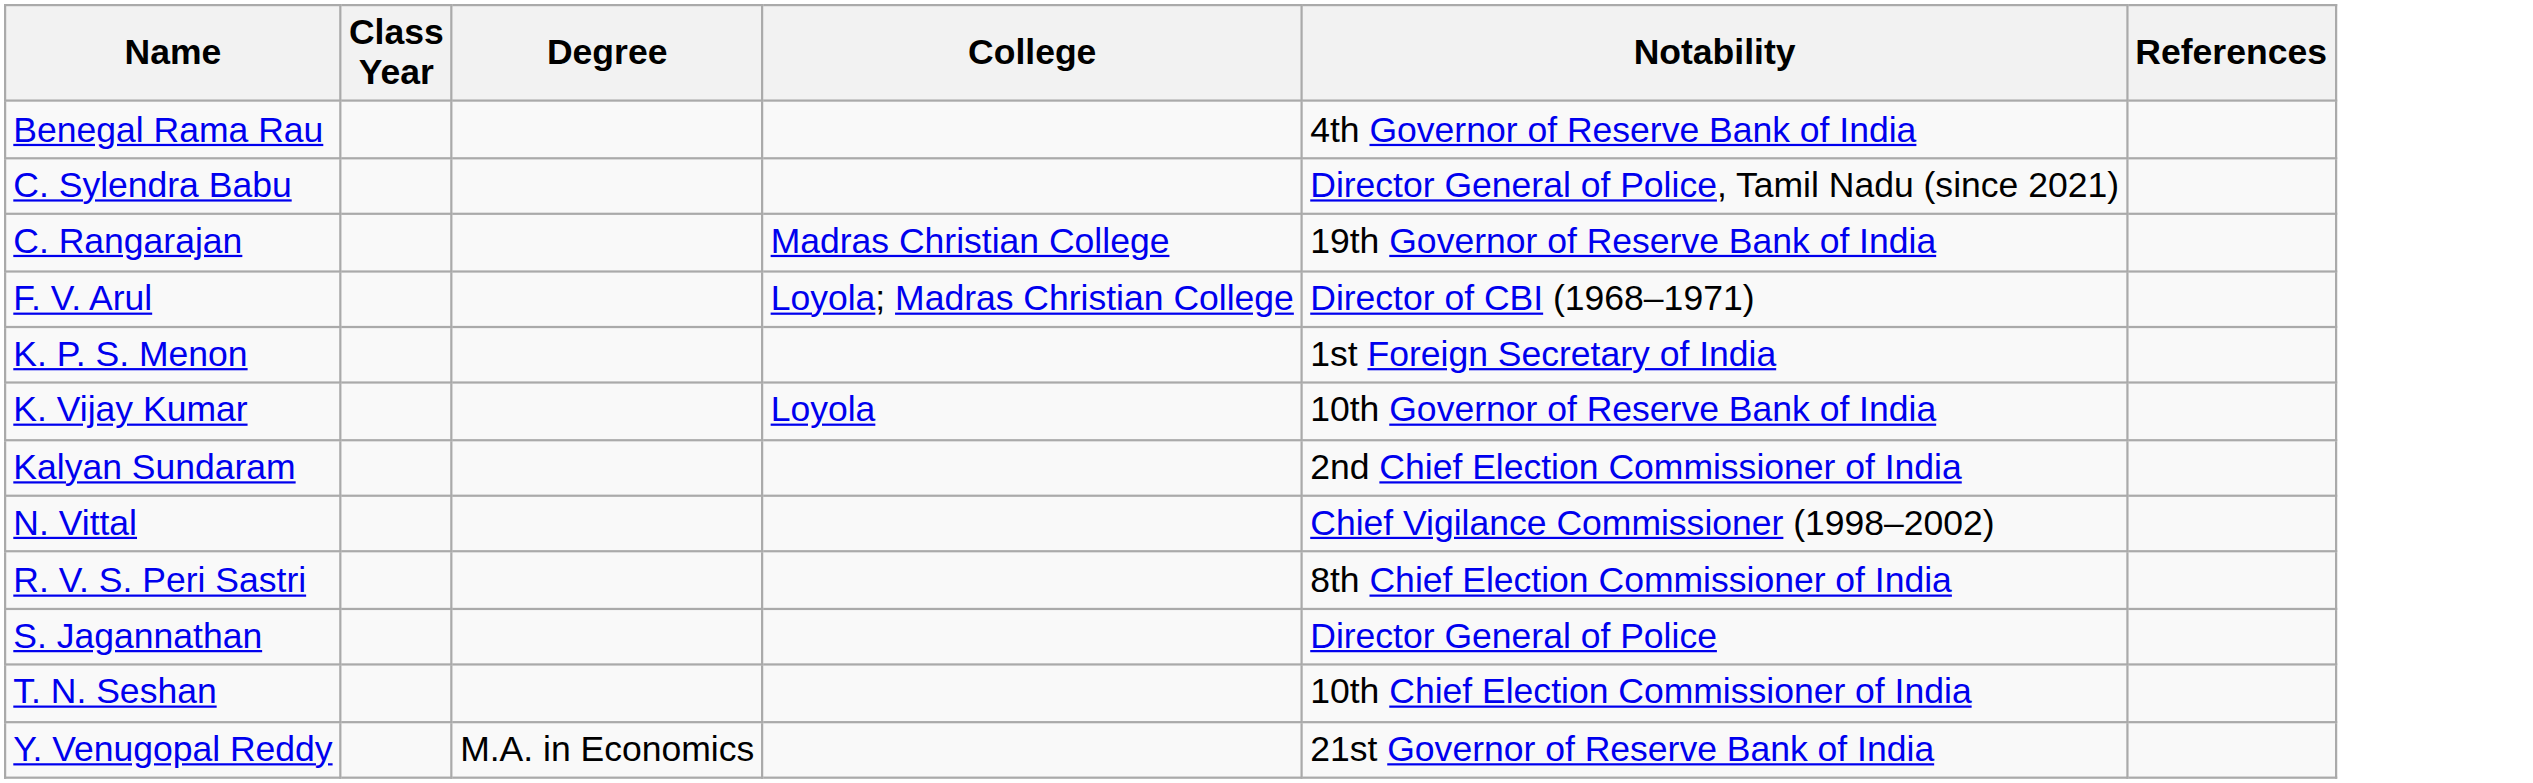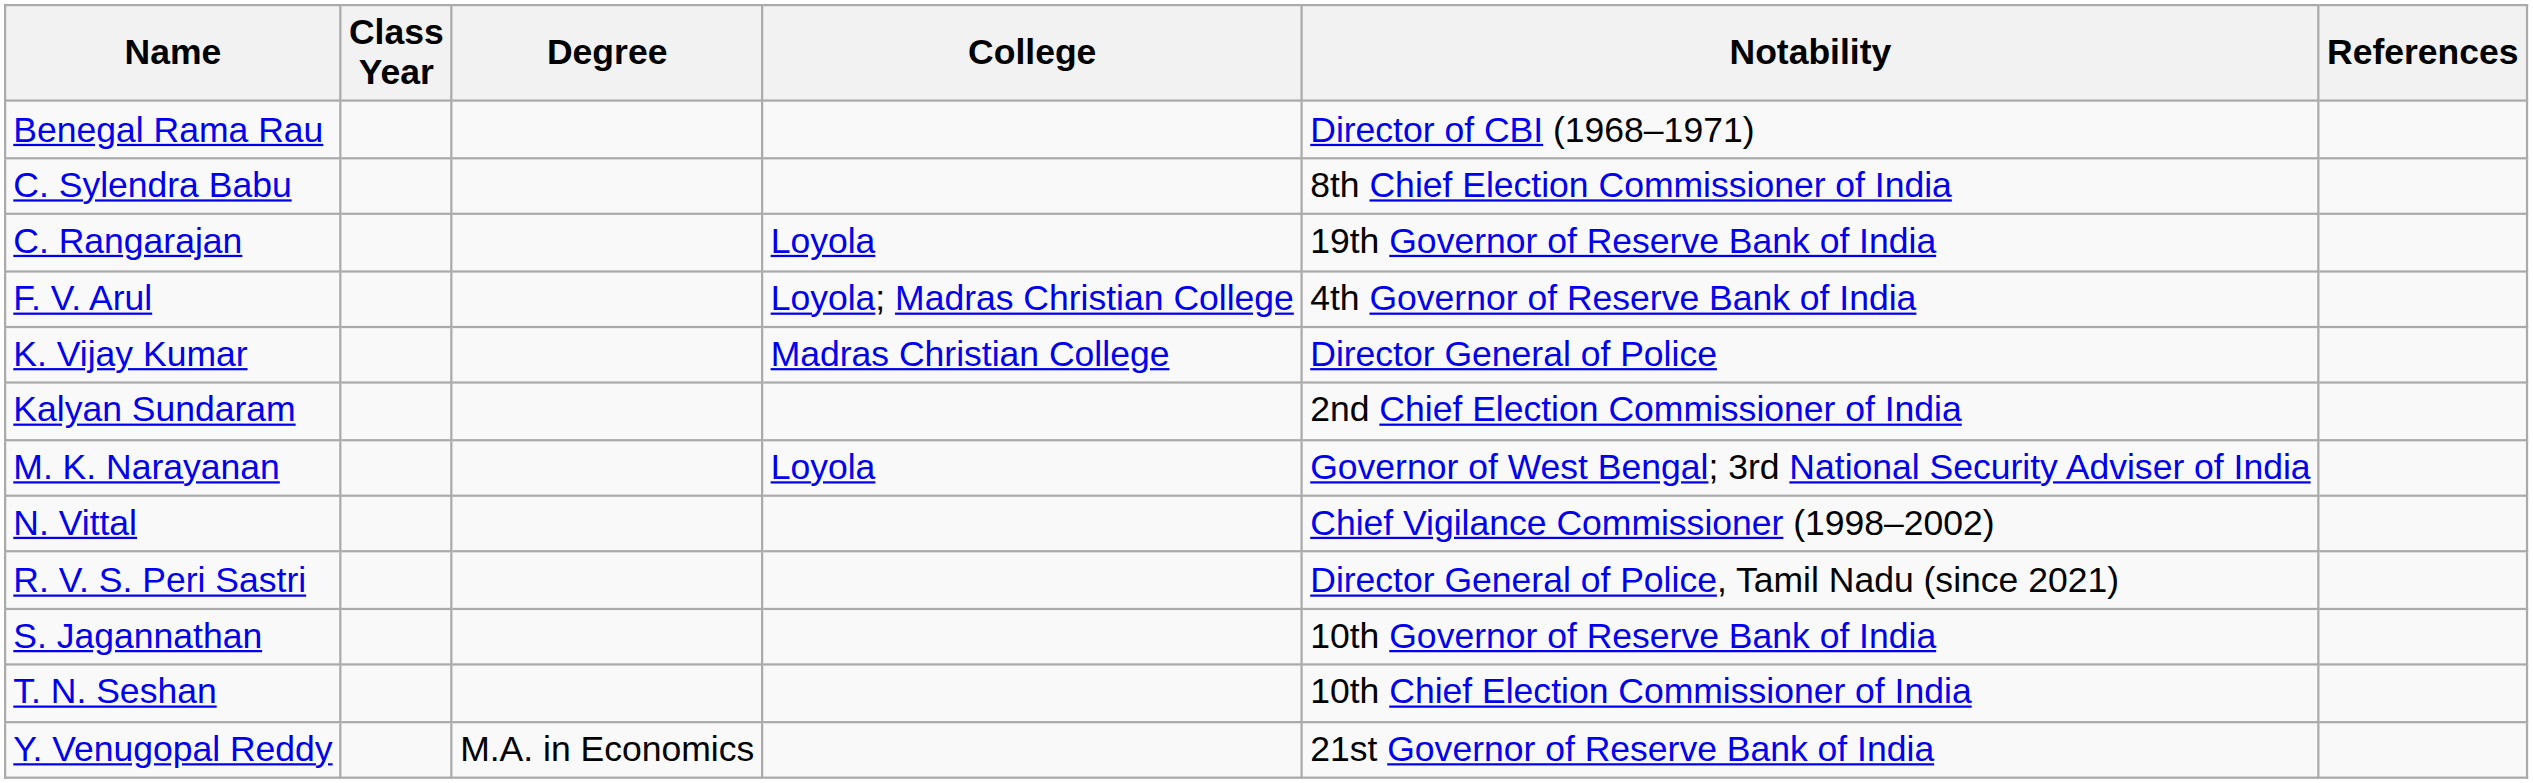(1613, 128) 4th Governor of Reserve Bank of India -> (1532, 128) Director of CBI (1968–1971)
(1715, 185) Director General of Police, Tamil Nadu (since 2021) -> (1631, 185) 8th Chief Election Commissioner of India
(970, 241) Madras Christian College -> (823, 241) Loyola
(1532, 297) Director of CBI (1968–1971) -> (1613, 297) 4th Governor of Reserve Bank of India
- row: (130, 354)
(823, 410) Loyola -> (970, 354) Madras Christian College
(1623, 410) 10th Governor of Reserve Bank of India -> (1514, 354) Director General of Police
+ row: (147, 466)
(1631, 579) 8th Chief Election Commissioner of India -> (1715, 579) Director General of Police, Tamil Nadu (since 2021)
(1514, 635) Director General of Police -> (1623, 635) 10th Governor of Reserve Bank of India
